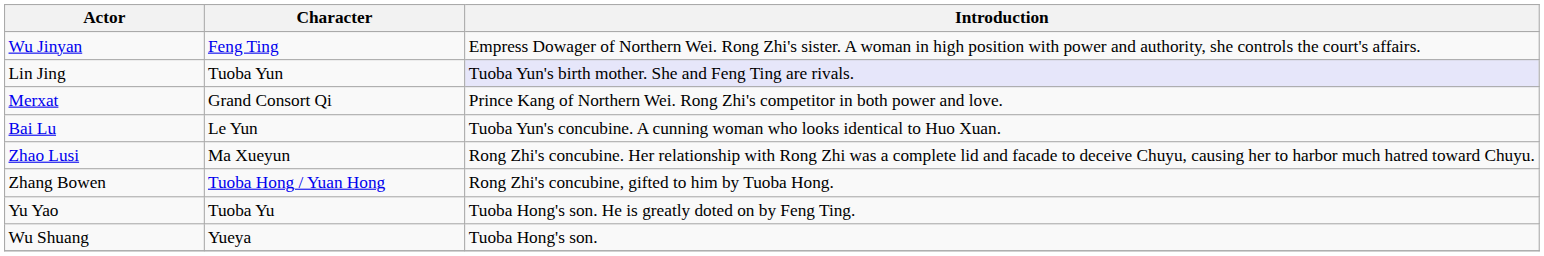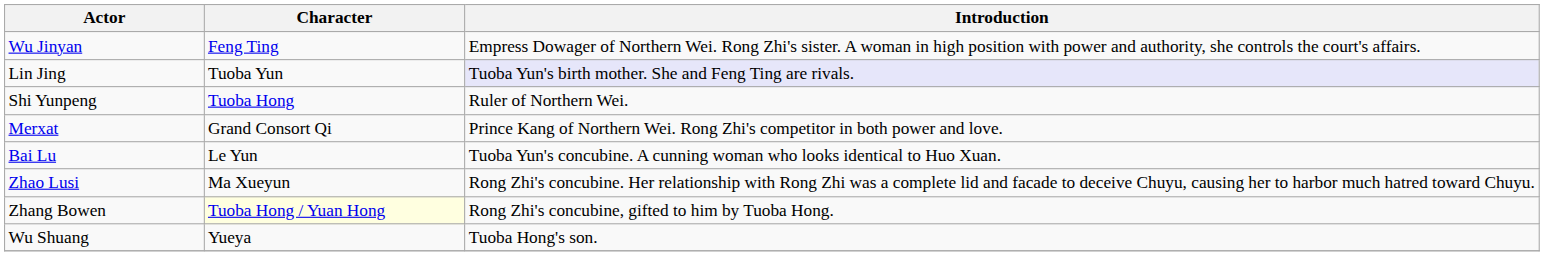+ row: (53, 100)
(297, 182) no background -> (297, 210) lightyellow background
- row: (33, 210)
